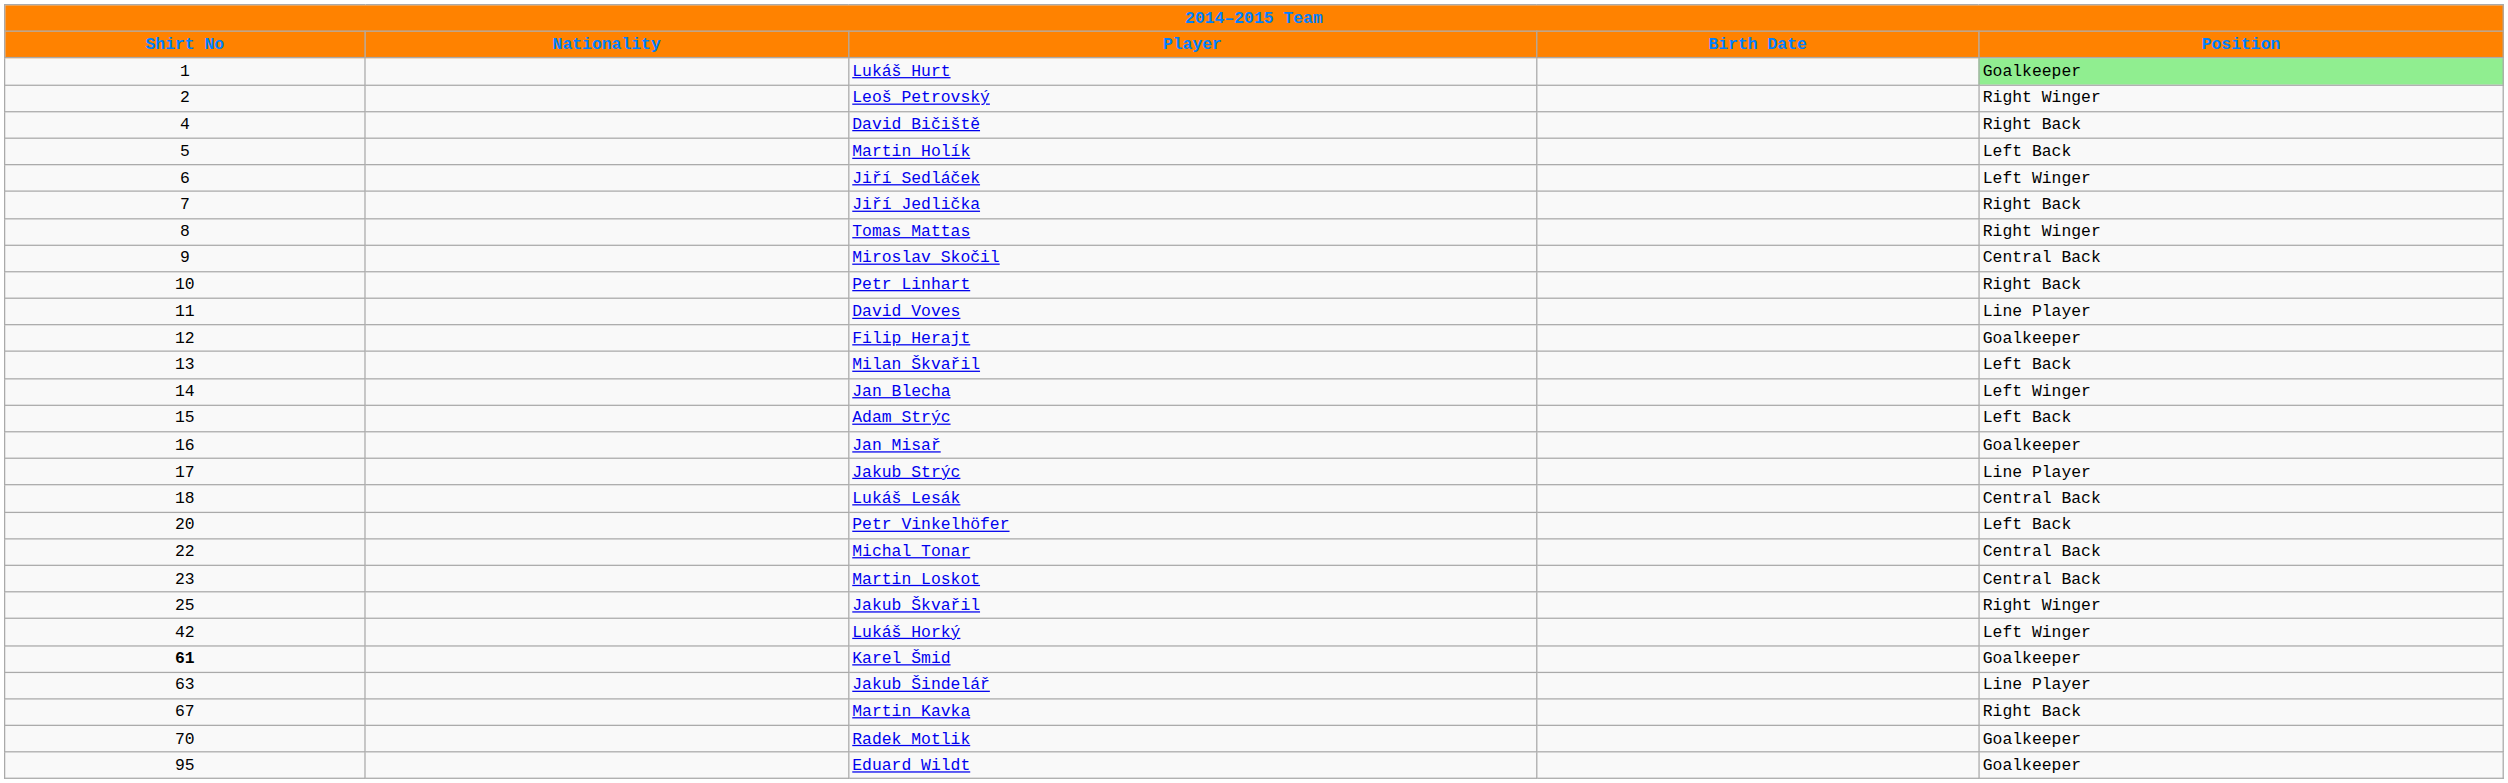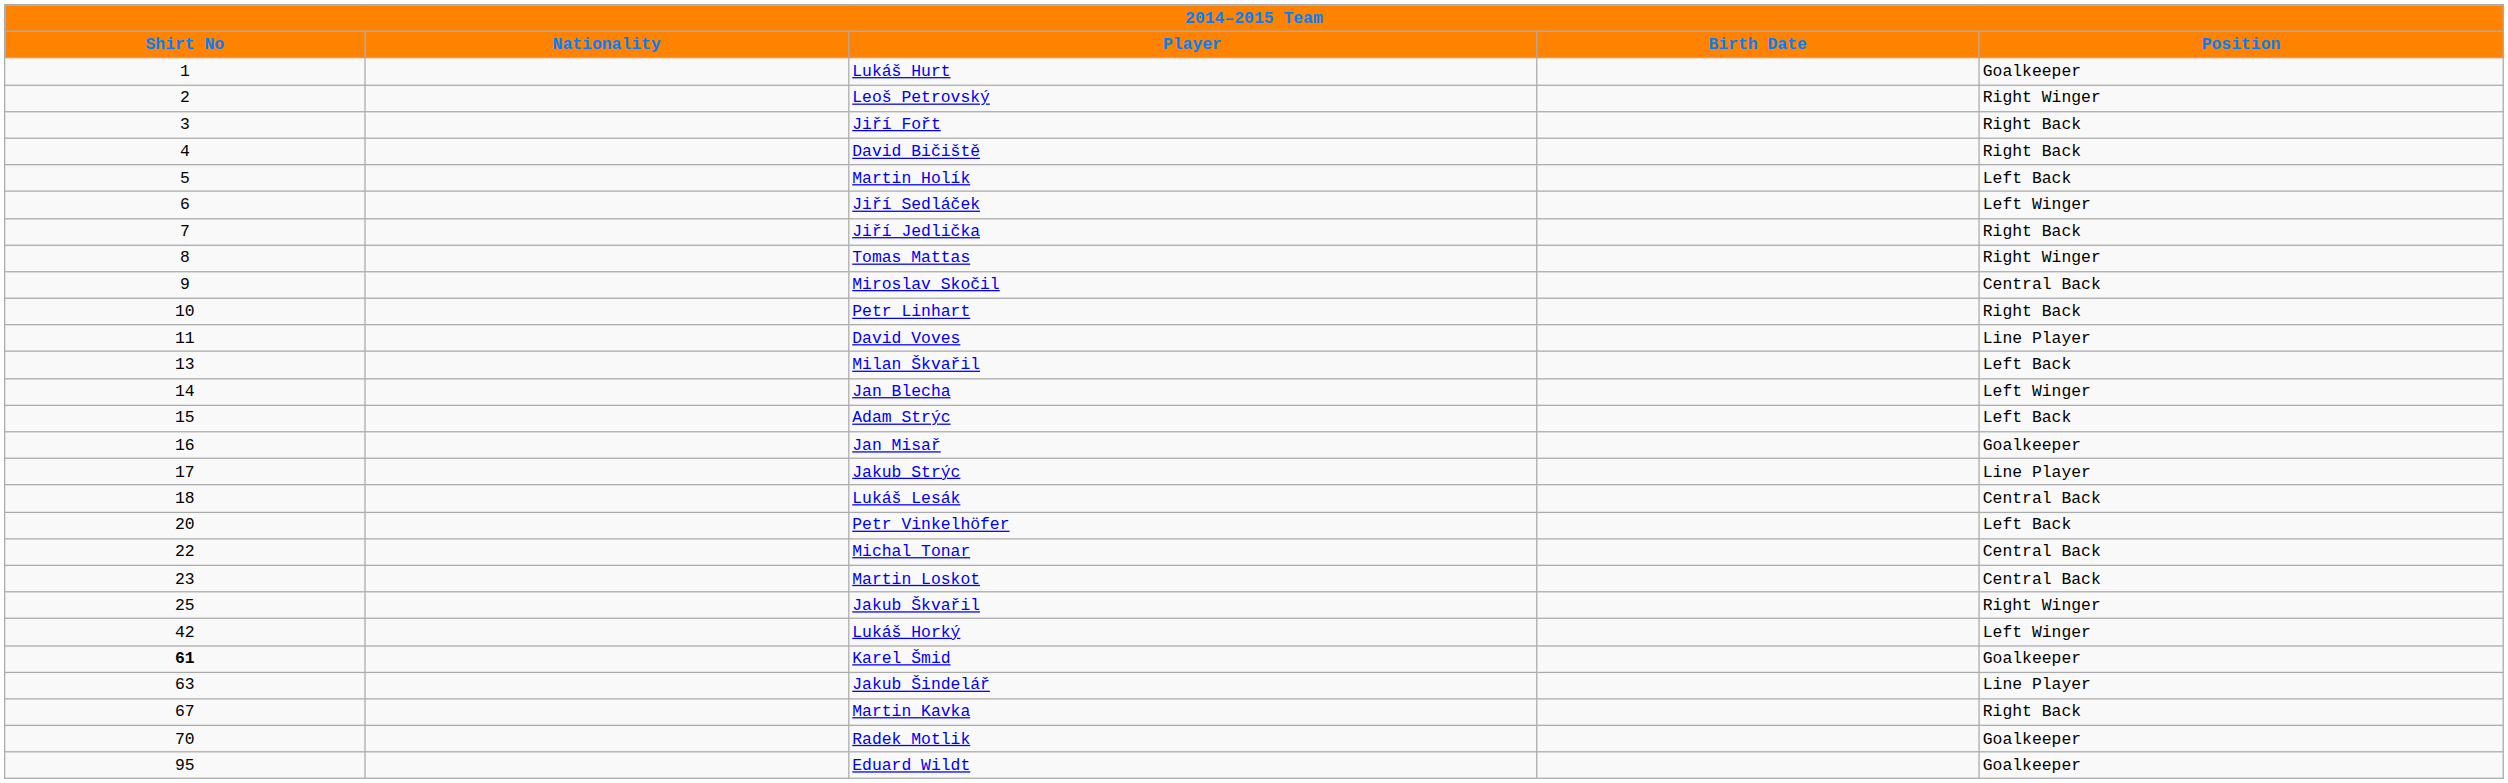(2032, 71) lightgreen background -> (2032, 71) no background
+ row: (896, 125)
- row: (911, 338)
